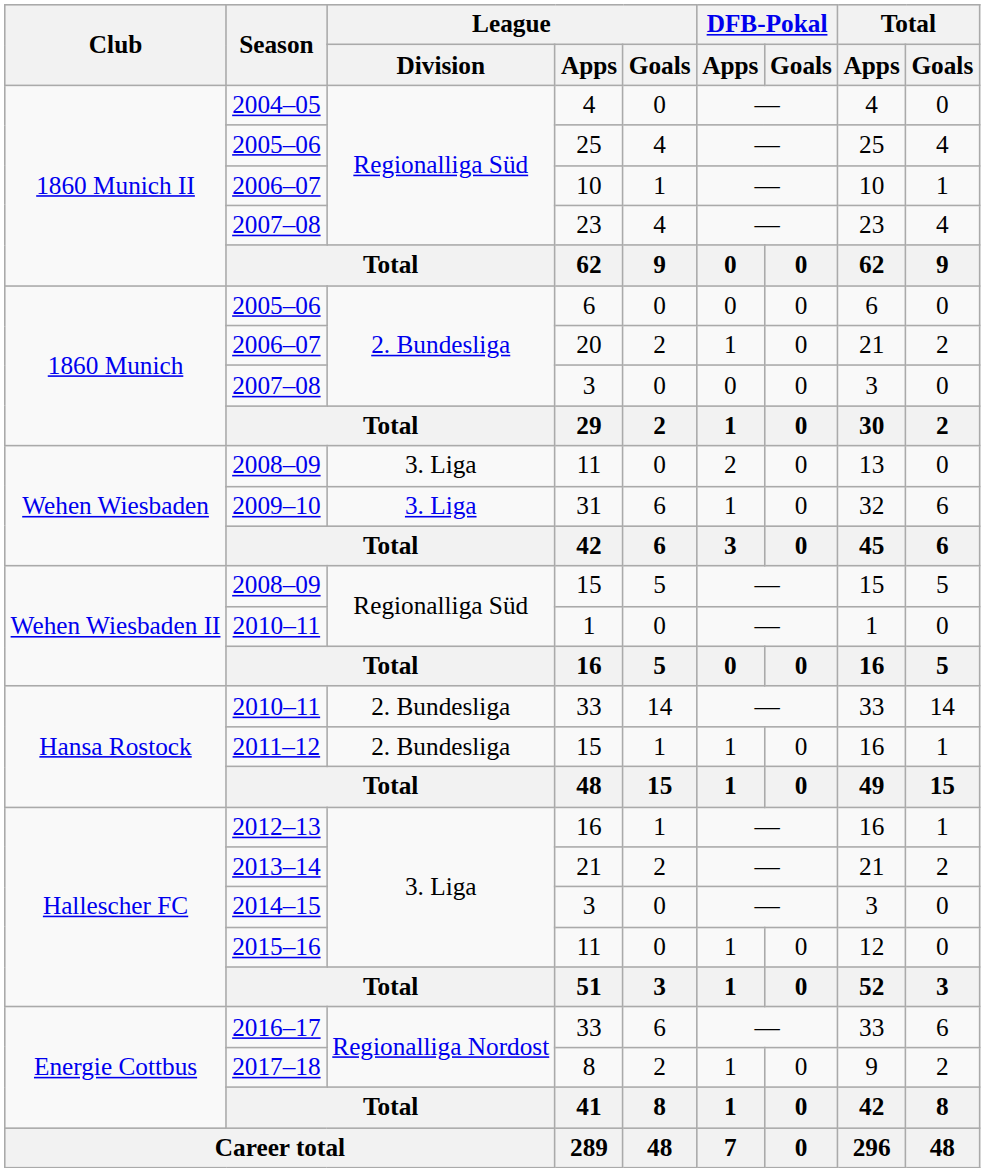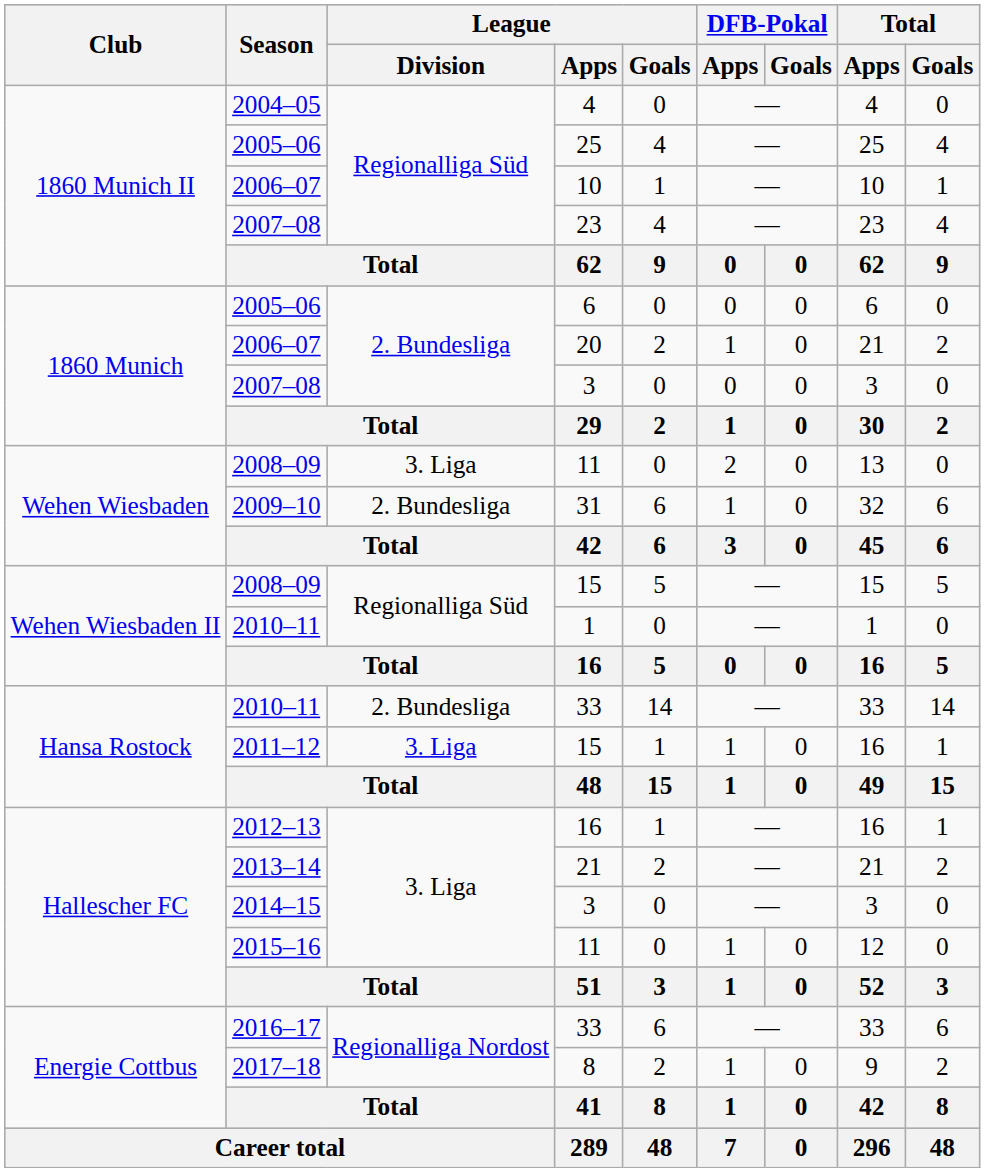(441, 505) 3. Liga -> (441, 505) 2. Bundesliga
(441, 746) 2. Bundesliga -> (441, 746) 3. Liga
